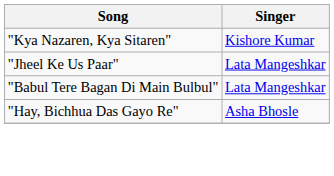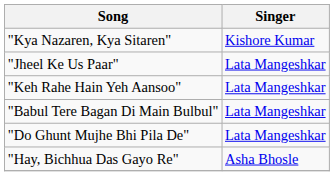+ row: (94, 88)
+ row: (98, 135)
